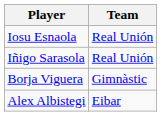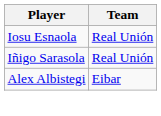- row: (45, 79)
